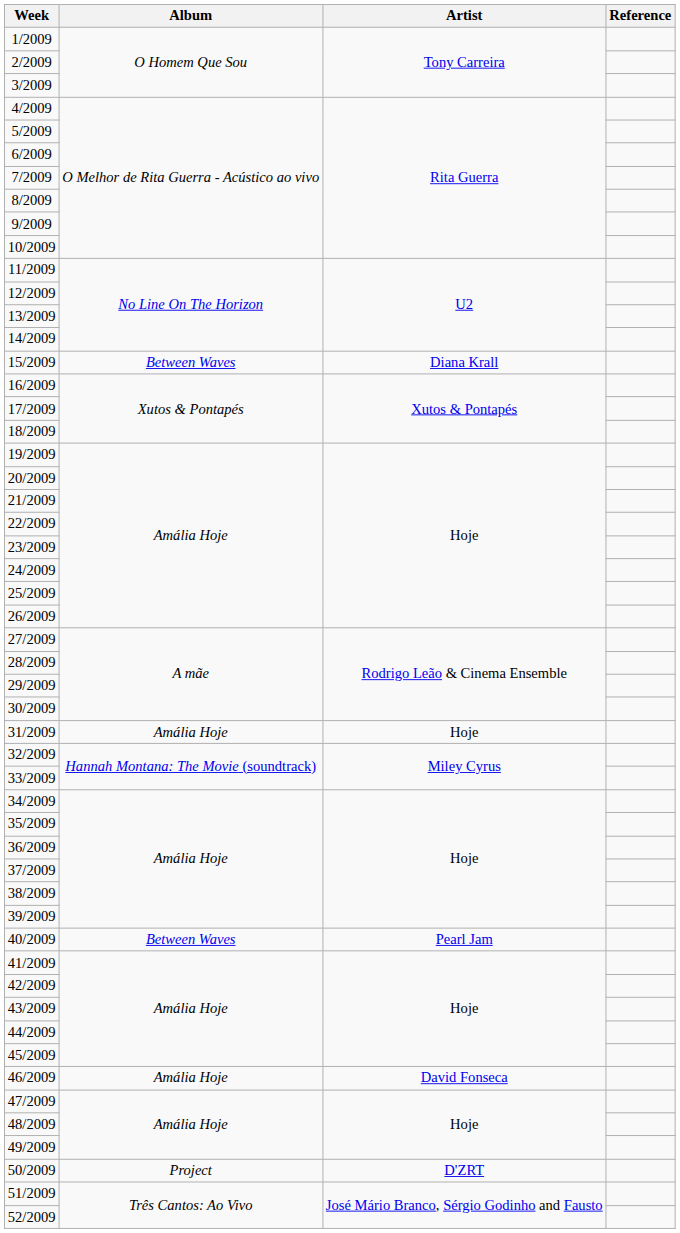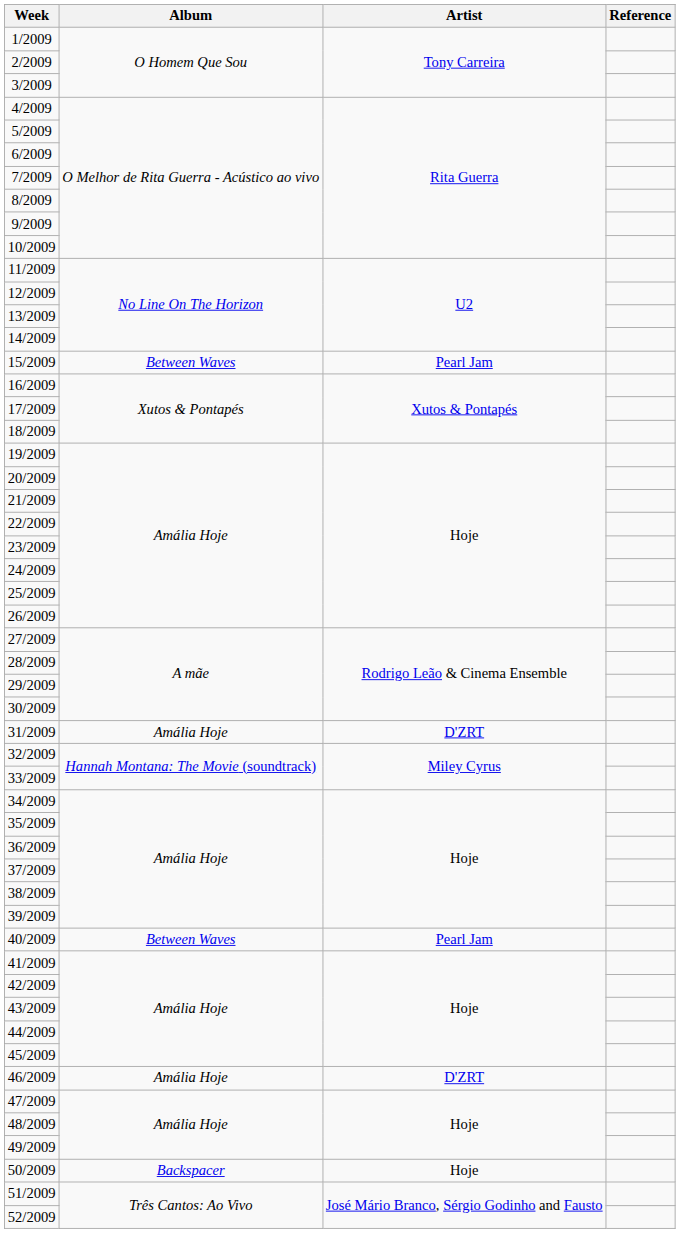(464, 362) Diana Krall -> (464, 362) Pearl Jam
(464, 731) Hoje -> (464, 731) D'ZRT
(464, 1078) David Fonseca -> (464, 1078) D'ZRT
(191, 1170) Project -> (191, 1170) Backspacer
(464, 1170) D'ZRT -> (464, 1170) Hoje
